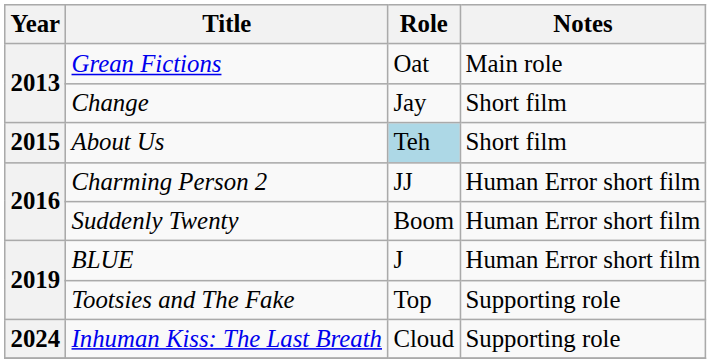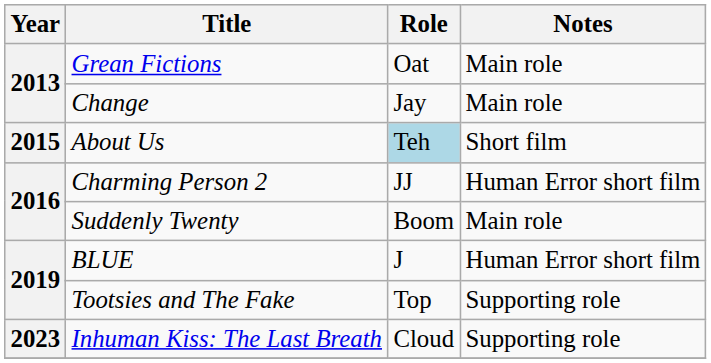(516, 102) Short film -> (514, 102) Main role
(583, 220) Human Error short film -> (514, 220) Main role
(35, 338) 2024 -> (35, 338) 2023
